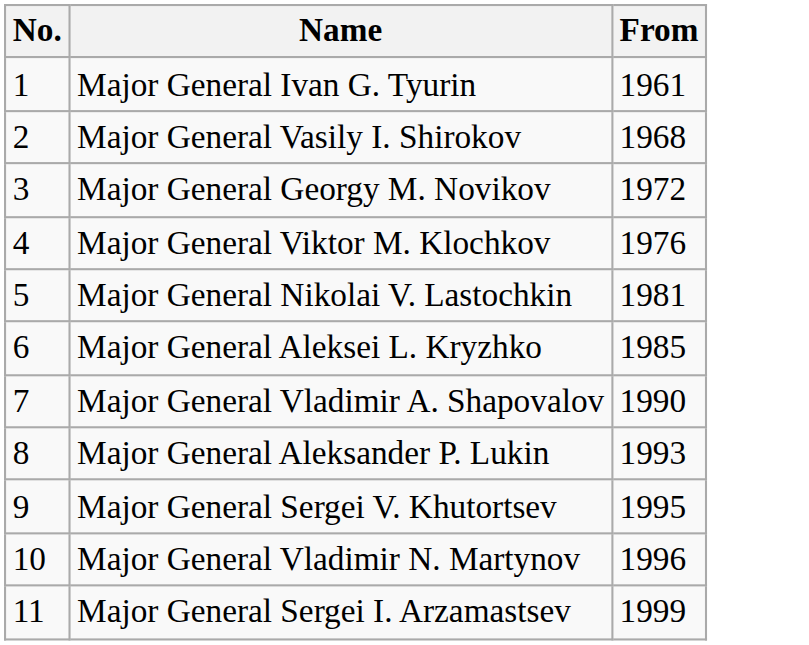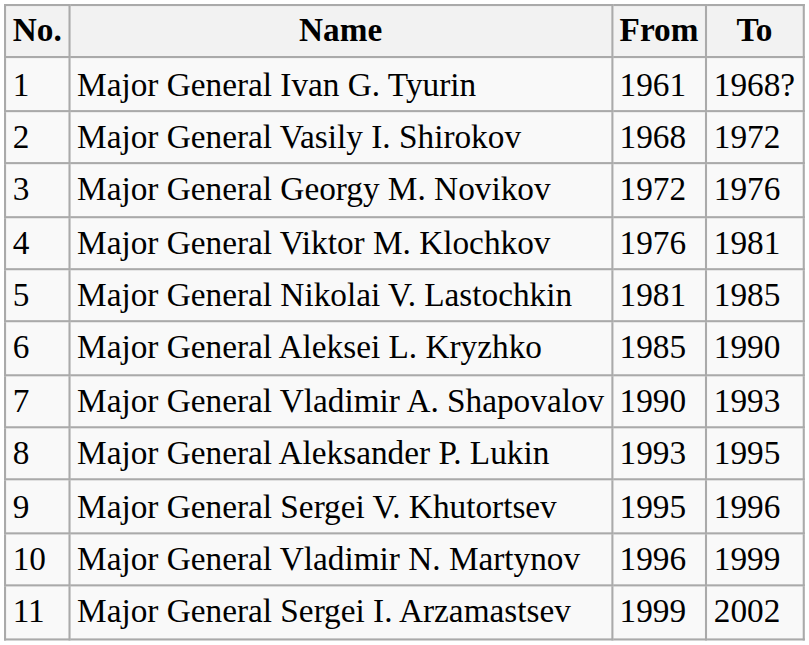+ column: (754, 30)
